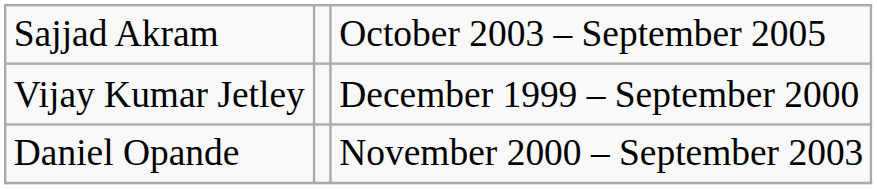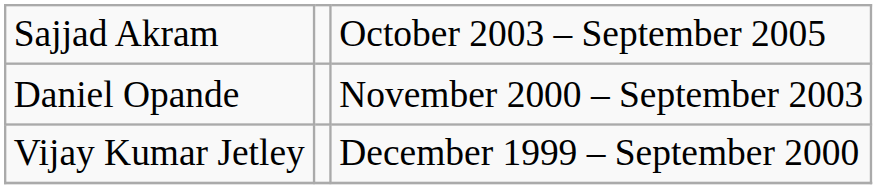rows swapped: (127, 152) <-> (159, 93)
